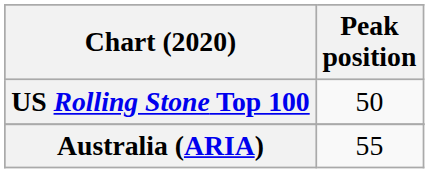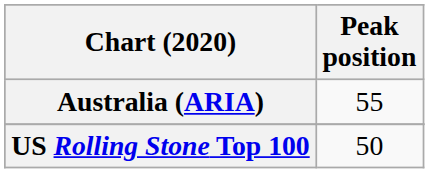rows swapped: (160, 145) <-> (160, 101)
